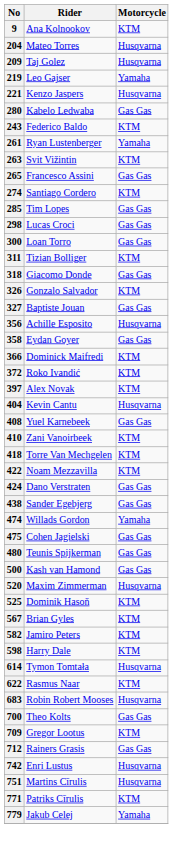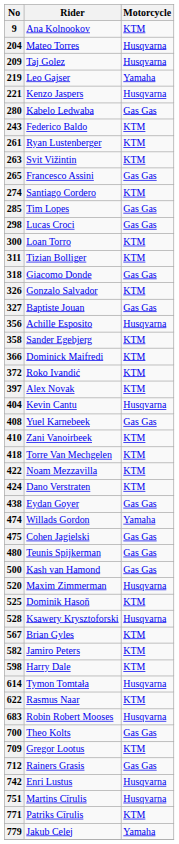(134, 143) Yamaha -> (134, 143) KTM
(135, 241) Gas Gas -> (134, 241) KTM
(53, 339) Eydan Goyer -> (59, 339) Sander Egebjerg
(135, 339) Gas Gas -> (134, 339) KTM
(135, 487) Gas Gas -> (134, 487) KTM
(59, 503) Sander Egebjerg -> (53, 503) Eydan Goyer
+ row: (14, 618)
